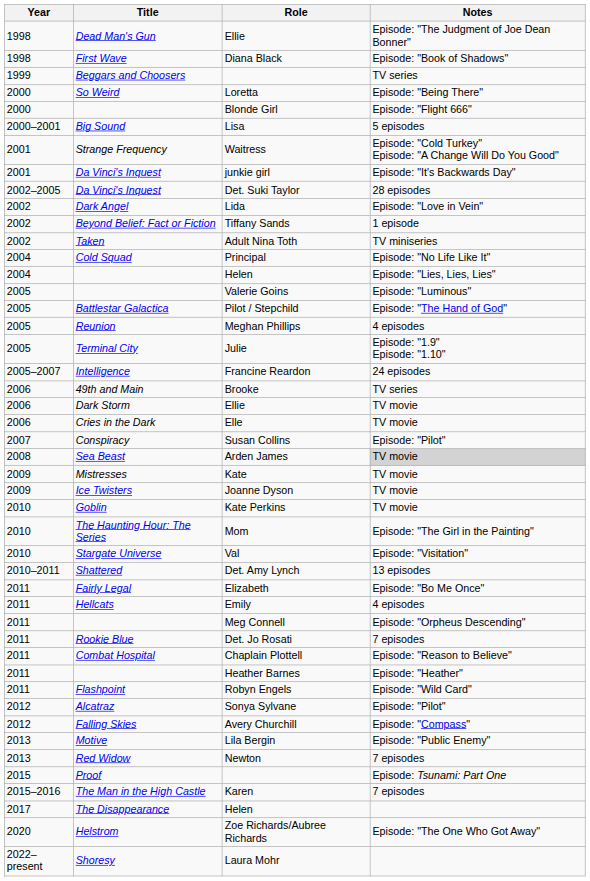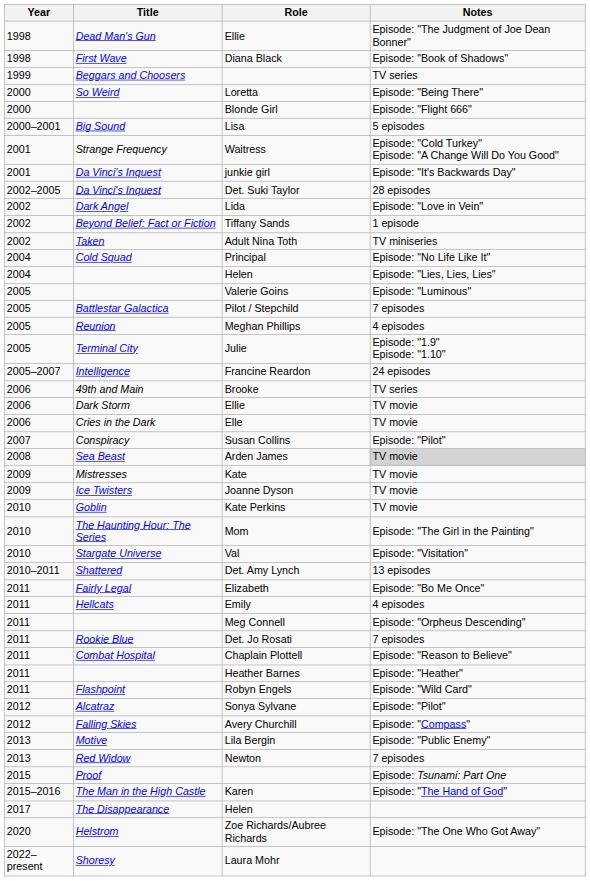(440, 309) Episode: "The Hand of God" -> (398, 309) 7 episodes
(398, 792) 7 episodes -> (440, 792) Episode: "The Hand of God"
